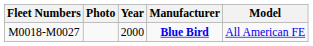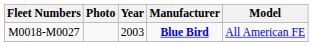(132, 32) 2000 -> (132, 32) 2003
